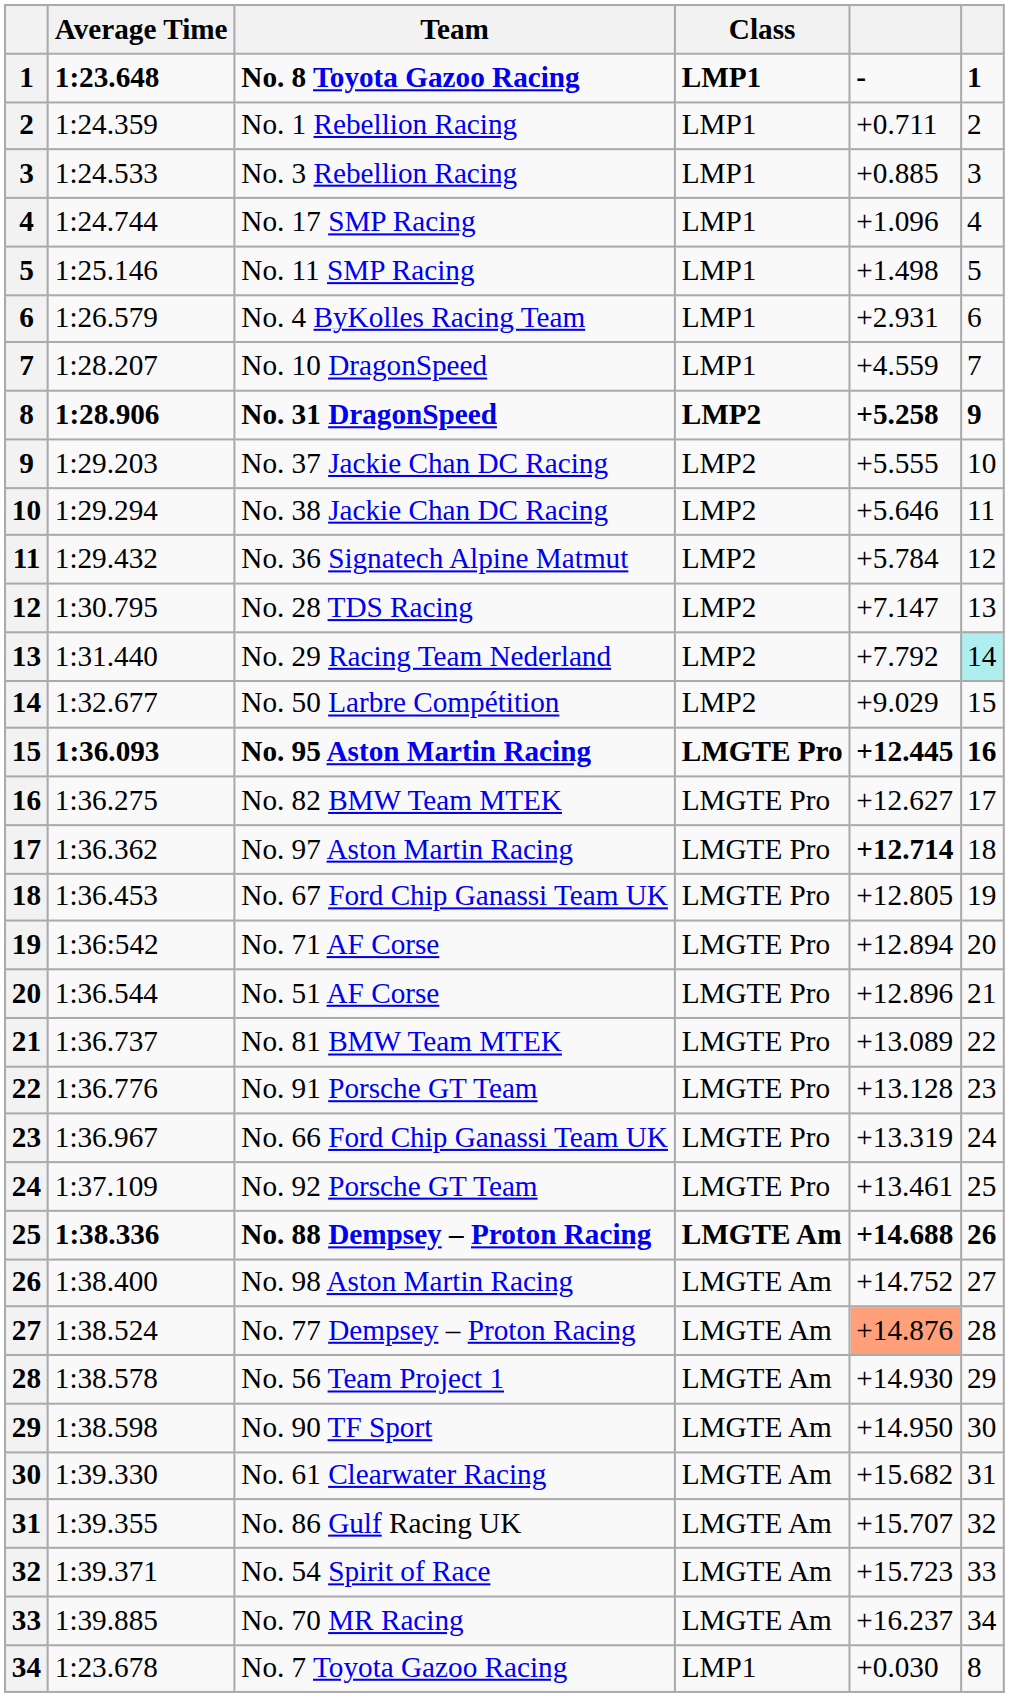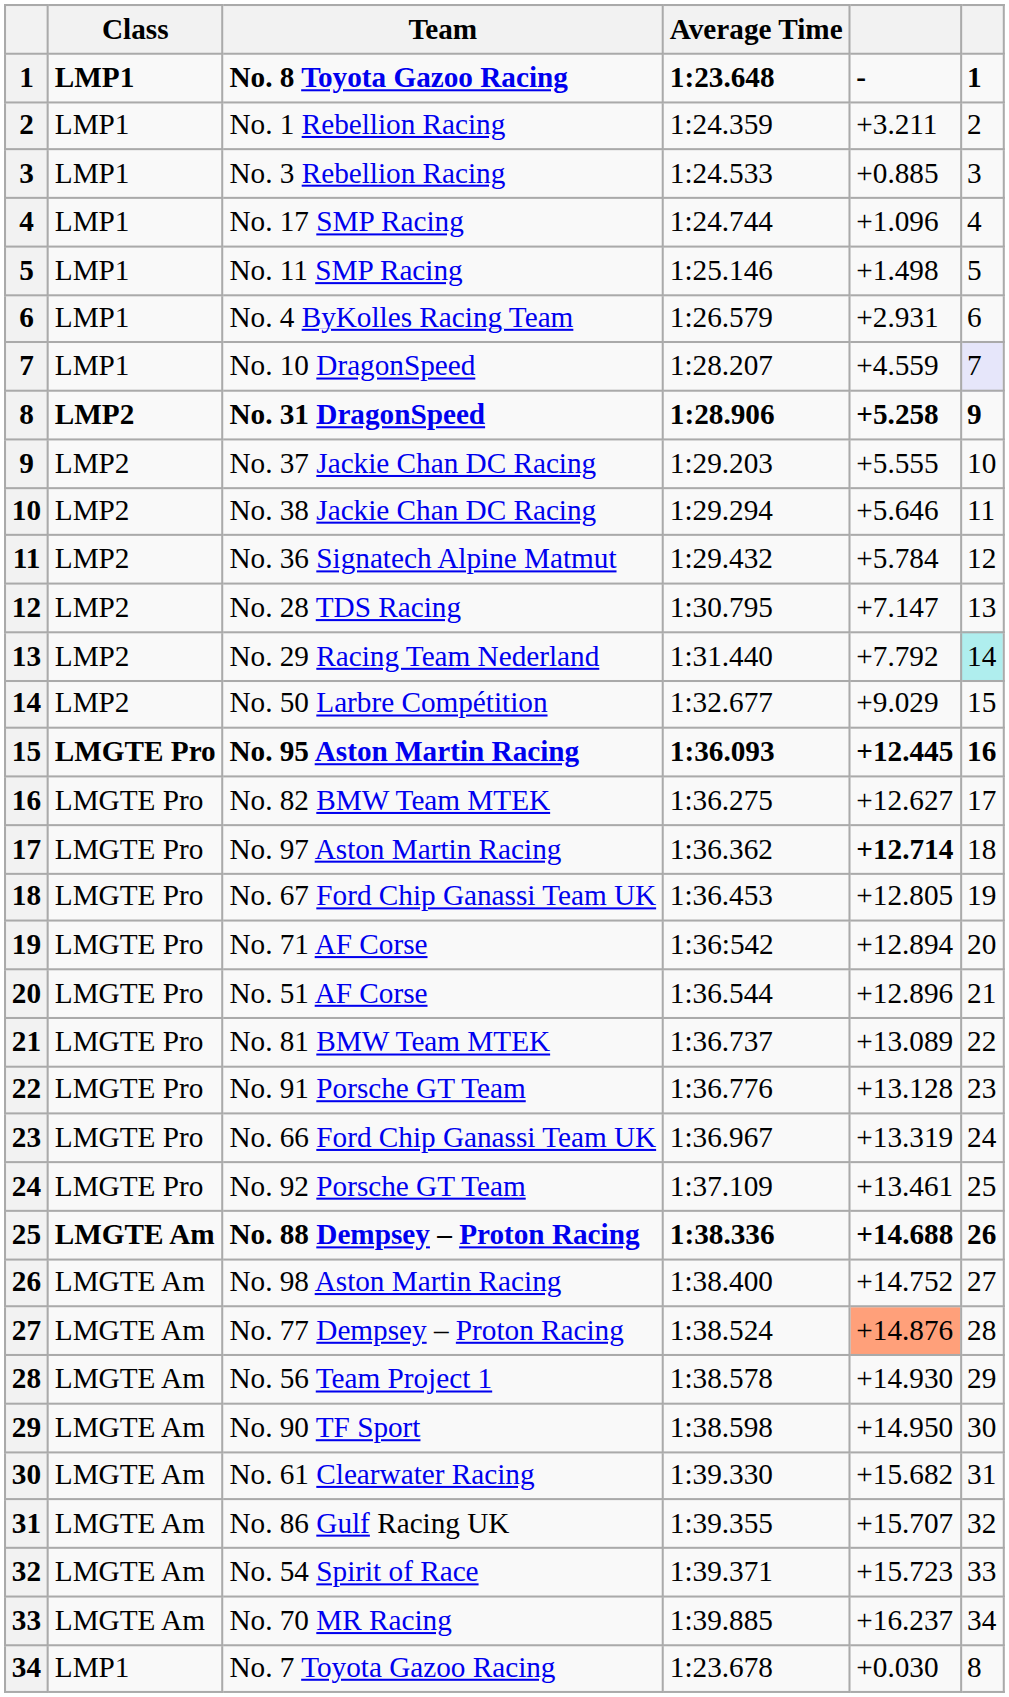columns swapped: (762, 28) <-> (141, 28)
(897, 125) +0.711 -> (897, 125) +3.211
(974, 366) no background -> (974, 366) lavender background
